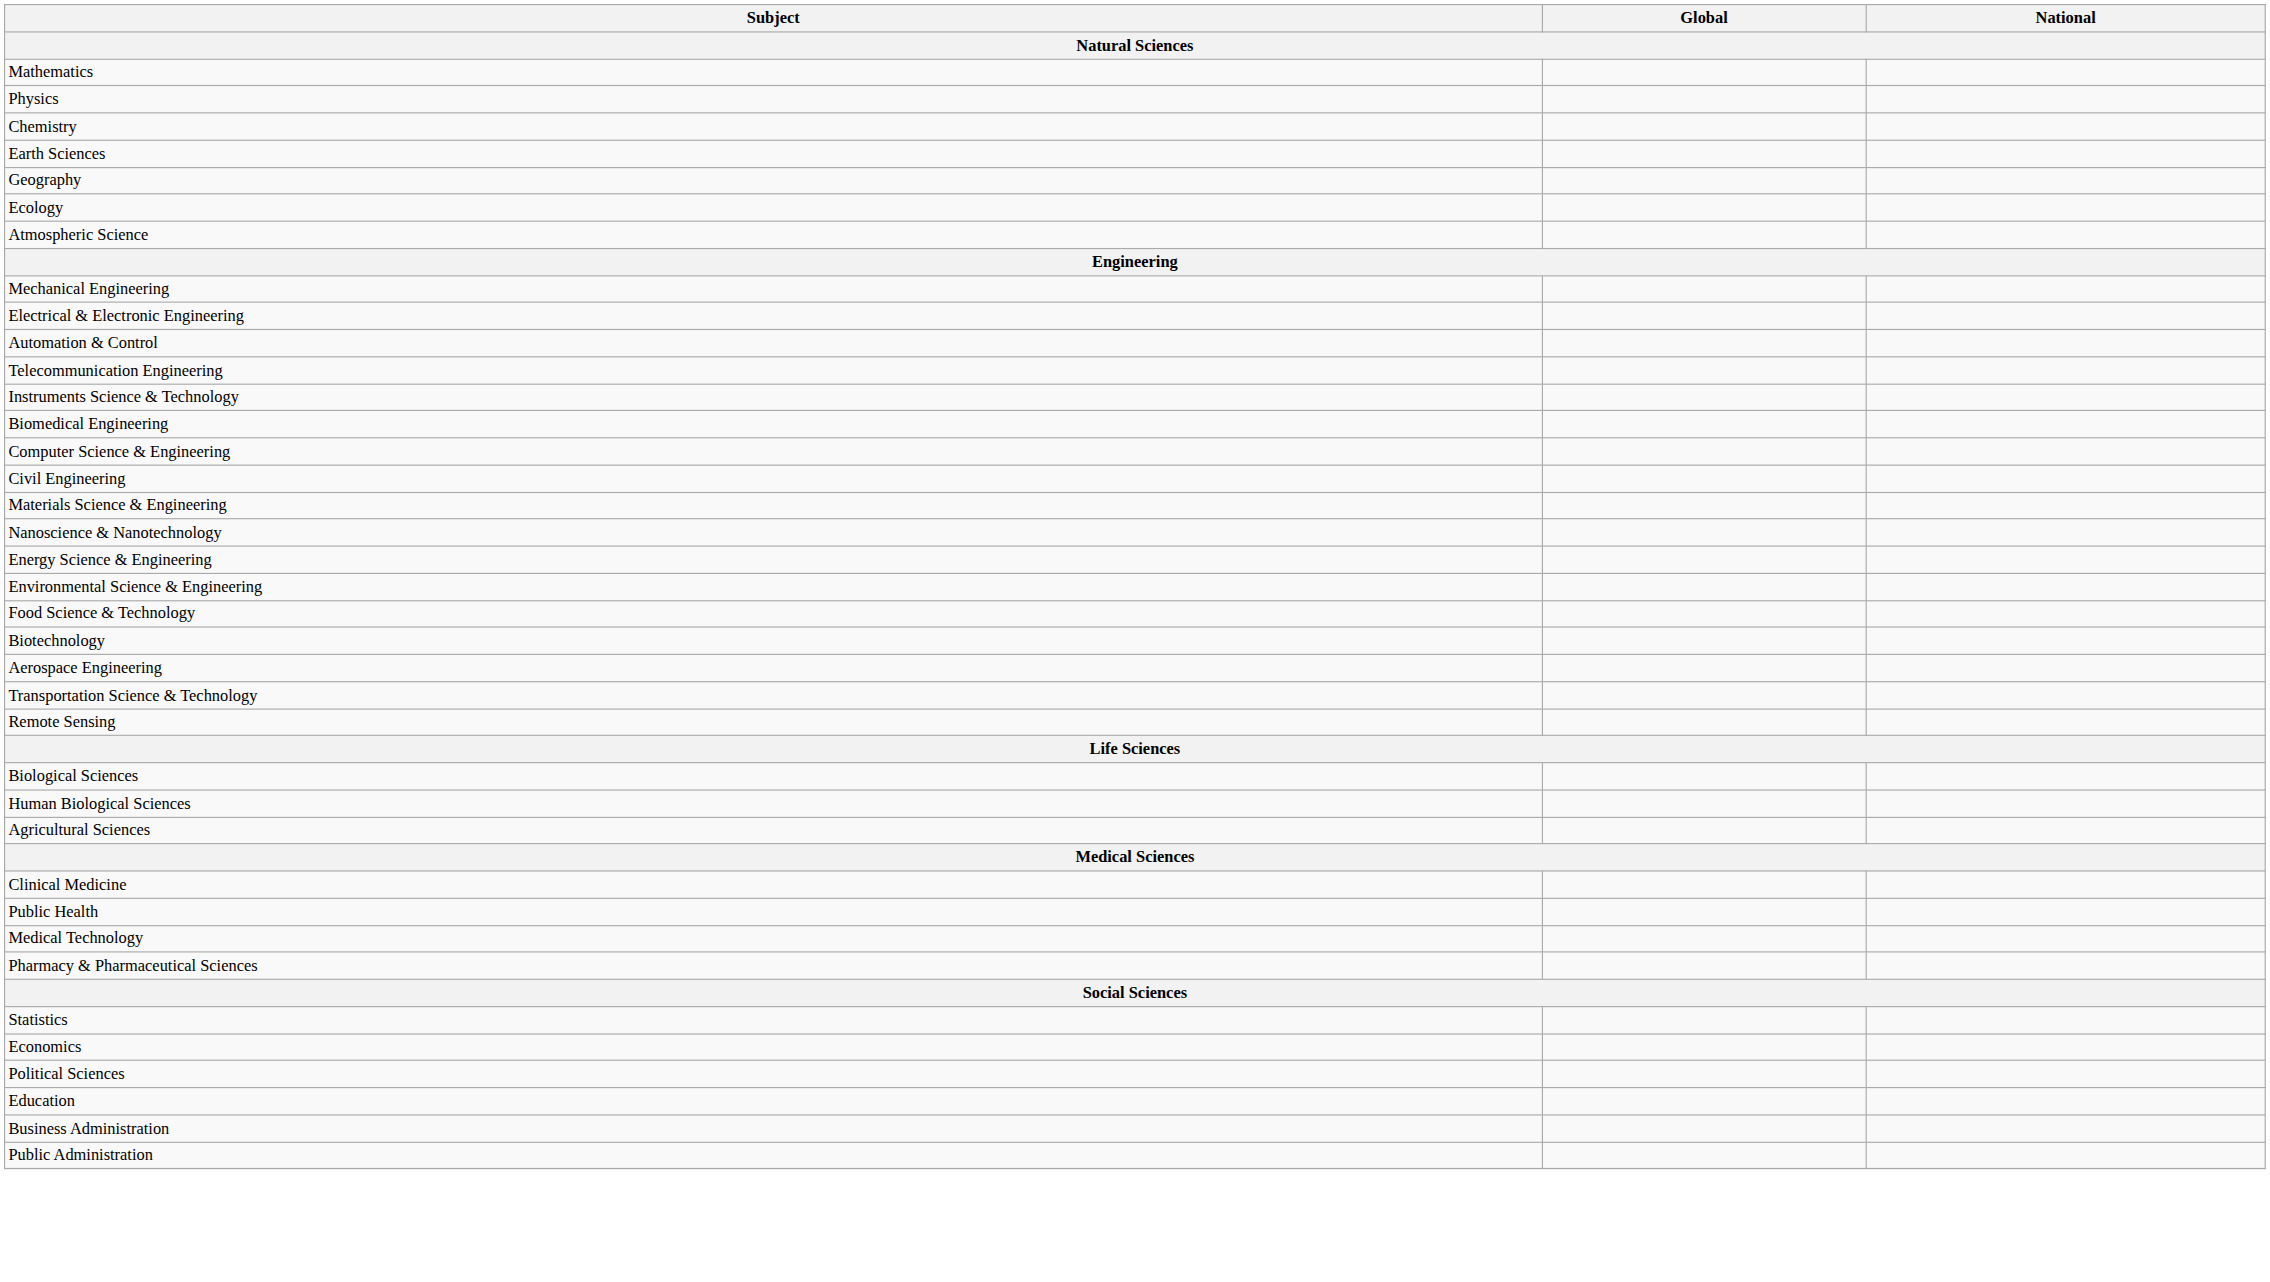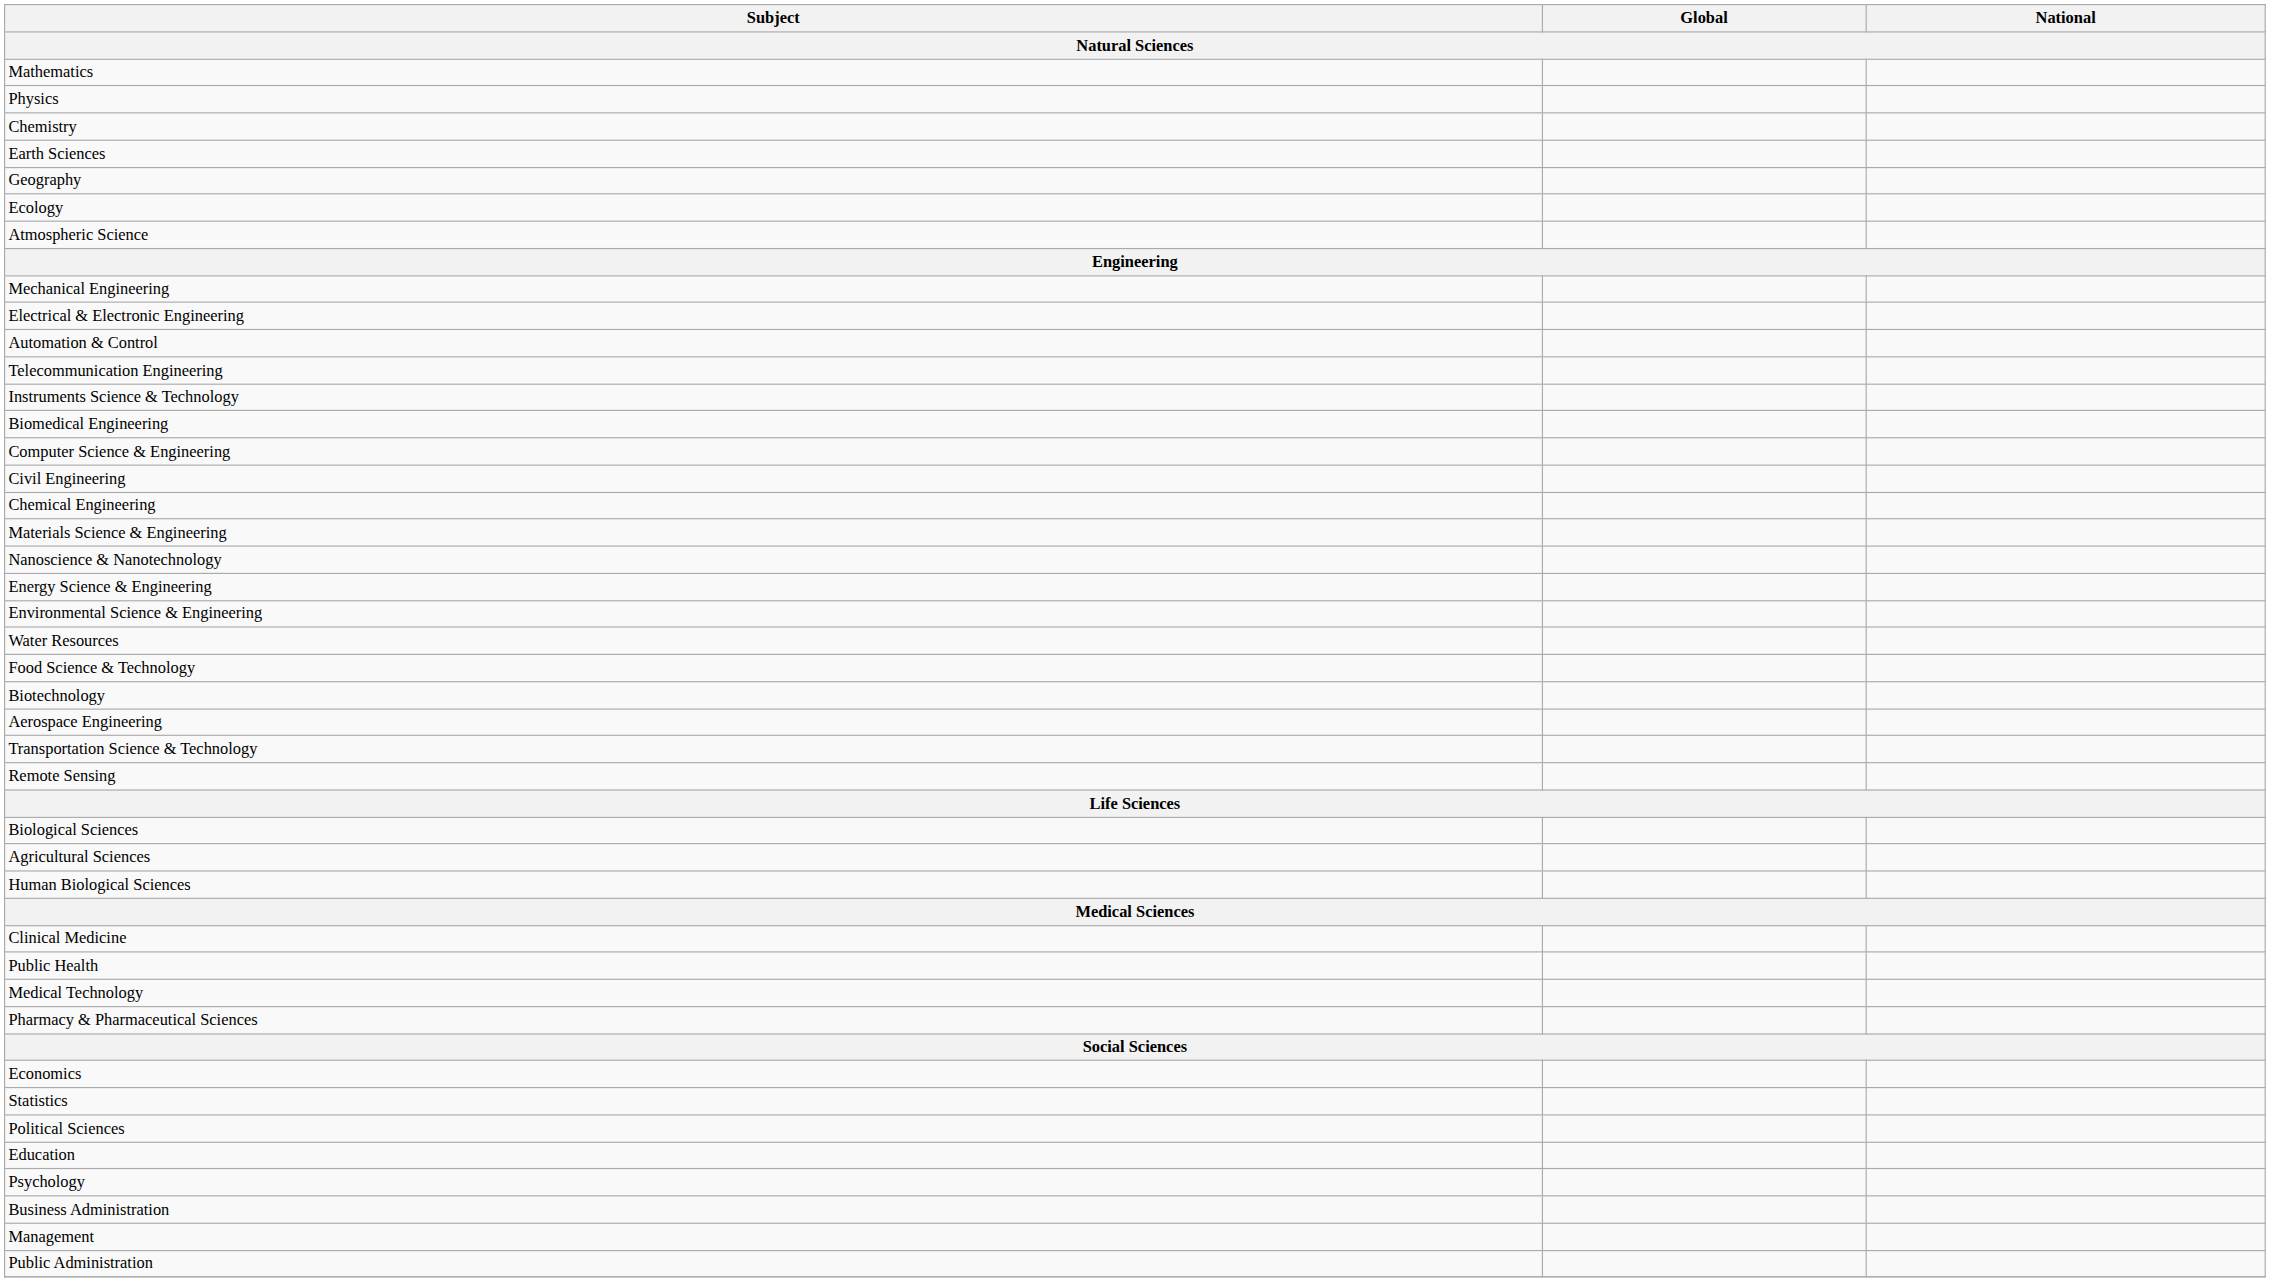+ row: (82, 505)
+ row: (64, 641)
rows swapped: (100, 803) <-> (79, 830)
rows swapped: (45, 1047) <-> (38, 1020)
+ row: (47, 1182)
+ row: (51, 1236)
